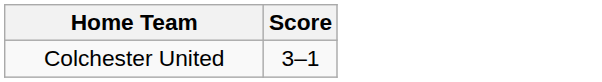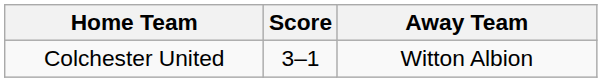+ column: (467, 22)
